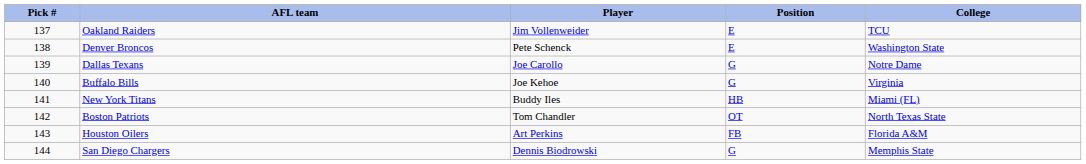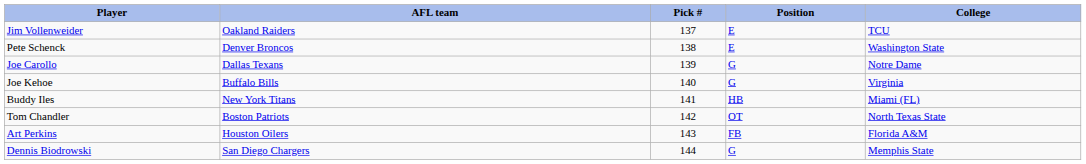columns swapped: (42, 13) <-> (618, 13)
